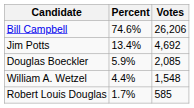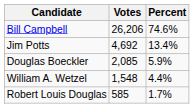columns swapped: (170, 12) <-> (131, 12)
